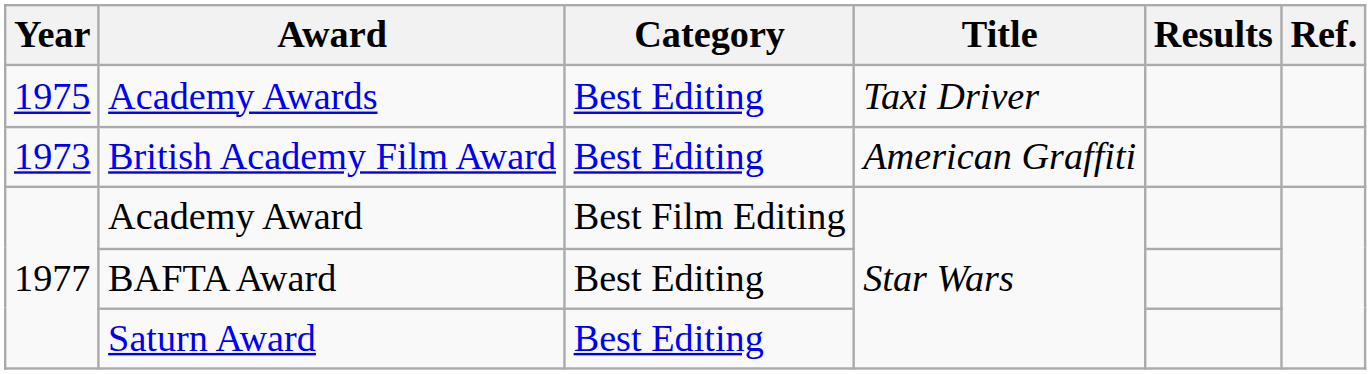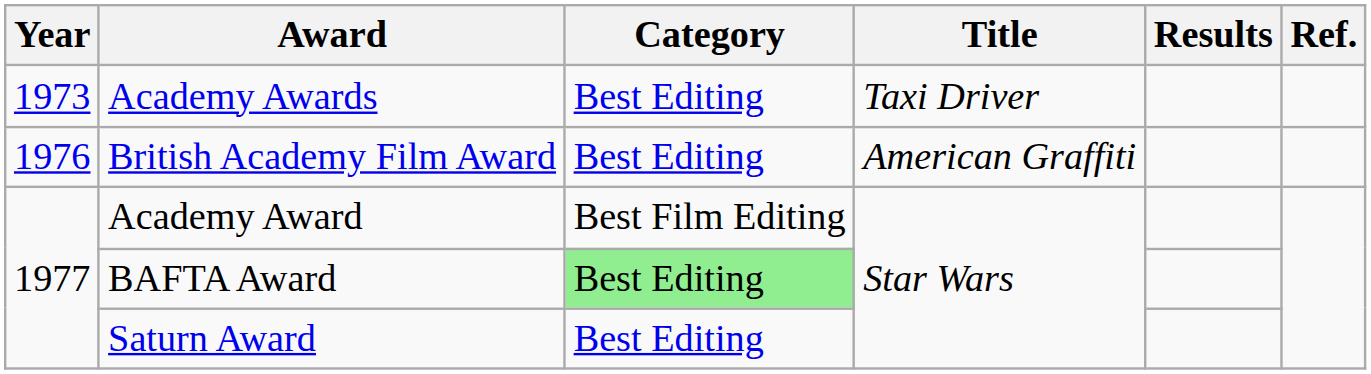(52, 95) 1975 -> (52, 95) 1973
(52, 156) 1973 -> (52, 156) 1976
(669, 277) no background -> (669, 277) lightgreen background
